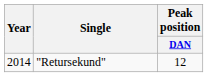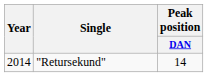(180, 62) 12 -> (180, 62) 14
